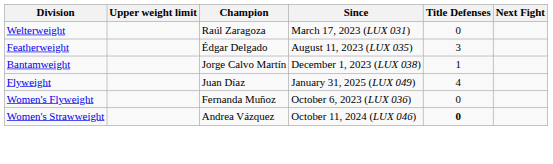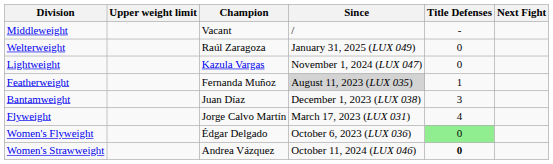+ row: (37, 30)
(351, 30) March 17, 2023 (LUX 031) -> (353, 47) January 31, 2025 (LUX 049)
+ row: (33, 64)
(235, 47) Édgar Delgado -> (239, 82) Fernanda Muñoz
(352, 47) no background -> (352, 82) lightgrey background
(458, 47) 3 -> (459, 82) 1
(244, 64) Jorge Calvo Martín -> (223, 99) Juan Díaz
(458, 64) 1 -> (459, 99) 3
(223, 82) Juan Díaz -> (244, 116) Jorge Calvo Martín
(353, 82) January 31, 2025 (LUX 049) -> (351, 116) March 17, 2023 (LUX 031)
(239, 99) Fernanda Muñoz -> (235, 133) Édgar Delgado
(458, 99) no background -> (459, 133) lightgreen background
